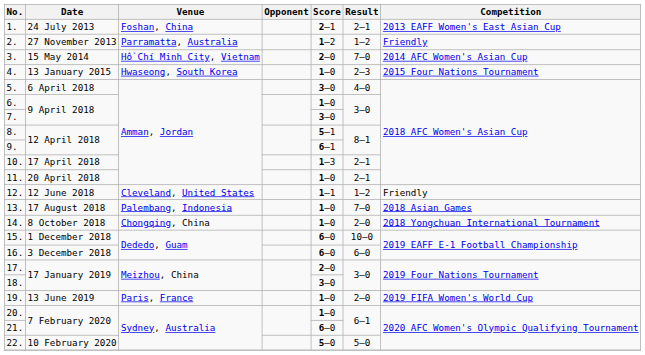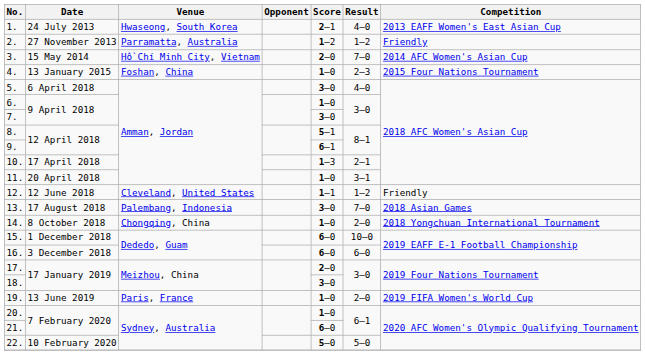(157, 27) Foshan, China -> (179, 27) Hwaseong, South Korea
(362, 27) 2–1 -> (362, 27) 4–0
(179, 72) Hwaseong, South Korea -> (157, 72) Foshan, China
(362, 177) 2–1 -> (362, 177) 3–1
(327, 207) 1–0 -> (327, 207) 3–0
